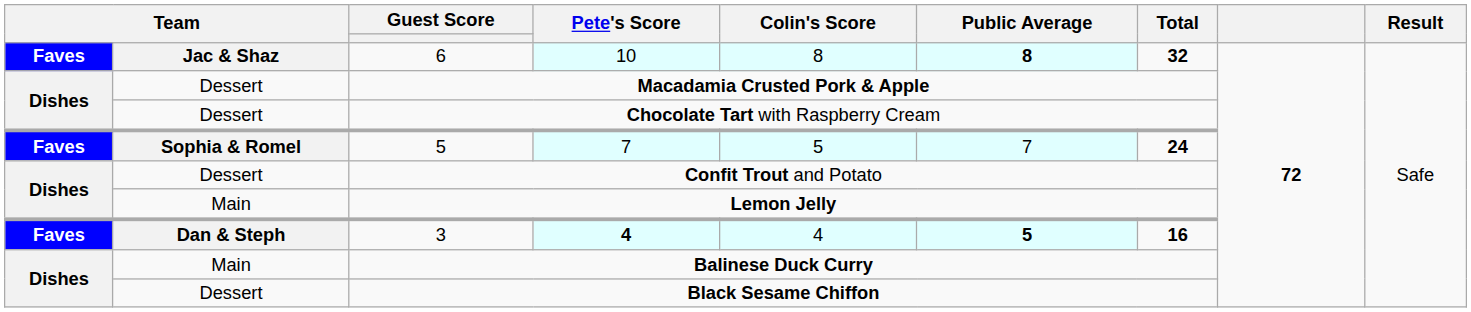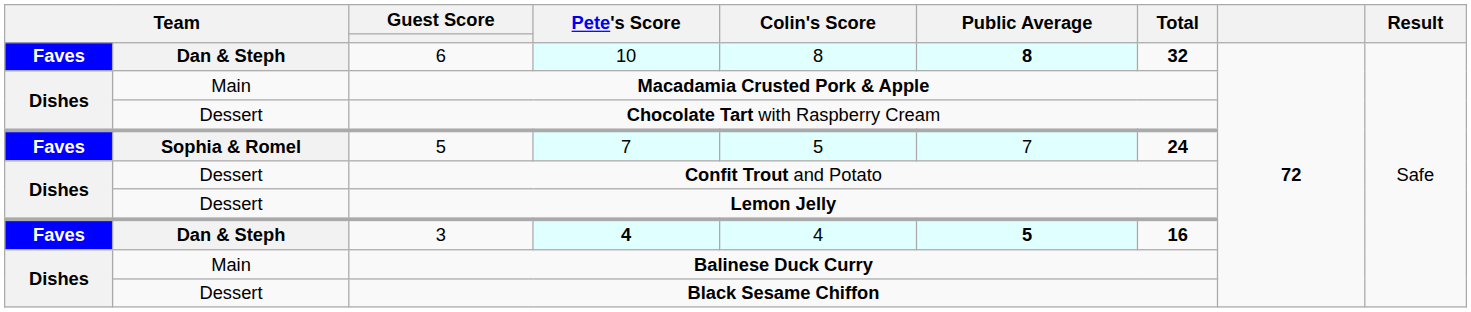(231, 57) Jac & Shaz -> (231, 57) Dan & Steph
(231, 86) Dessert -> (231, 86) Main
(231, 204) Main -> (231, 204) Dessert
